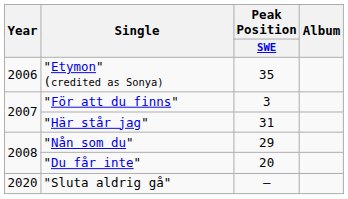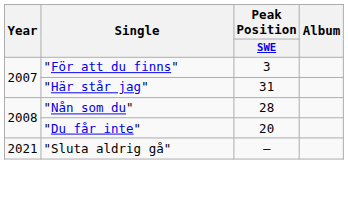- row: (104, 74)
(267, 142) 29 -> (267, 108) 28
(22, 183) 2020 -> (22, 148) 2021
